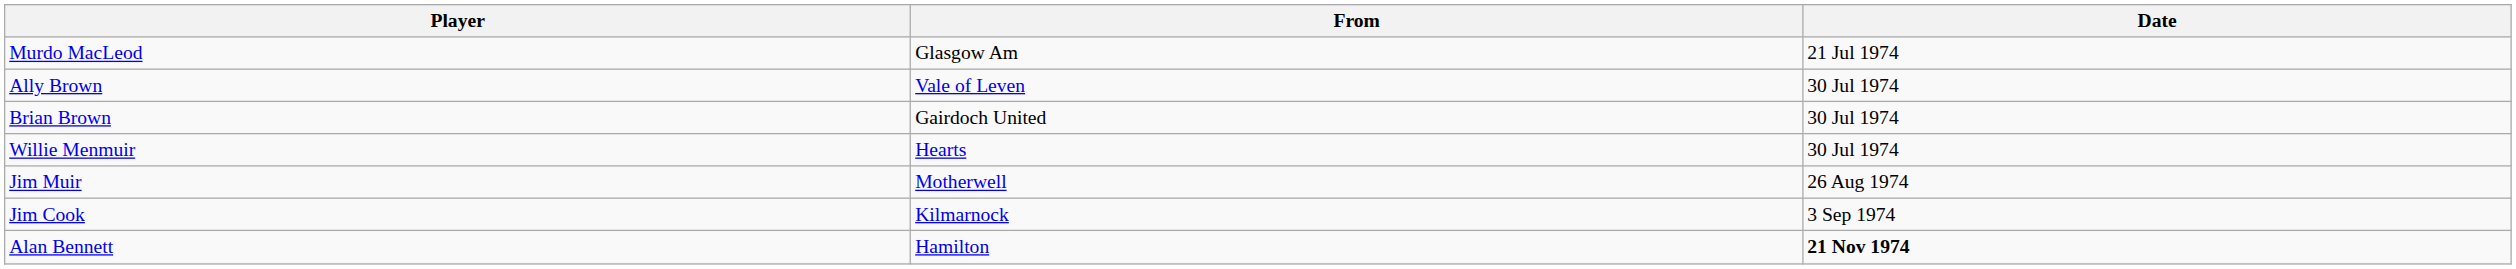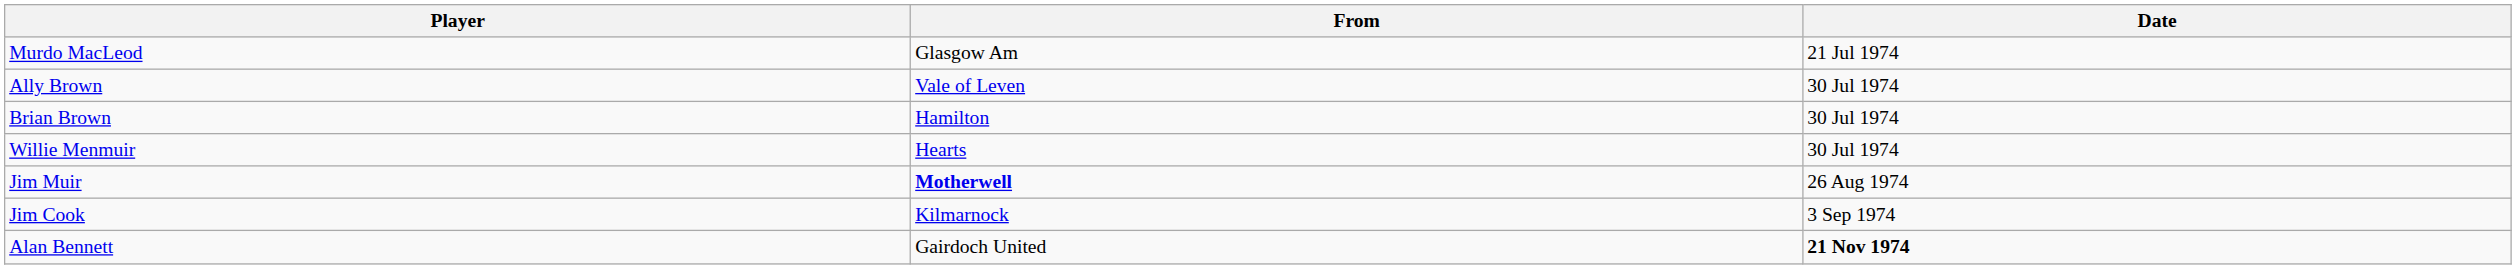(981, 117) Gairdoch United -> (952, 117) Hamilton
(961, 182) normal -> (964, 182) bold
(952, 247) Hamilton -> (981, 247) Gairdoch United
